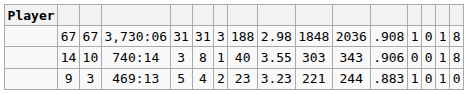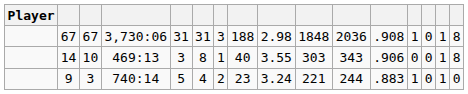(136, 57) 740:14 -> (136, 57) 469:13
(136, 79) 469:13 -> (136, 79) 740:14
(276, 79) 3.23 -> (276, 79) 3.24
